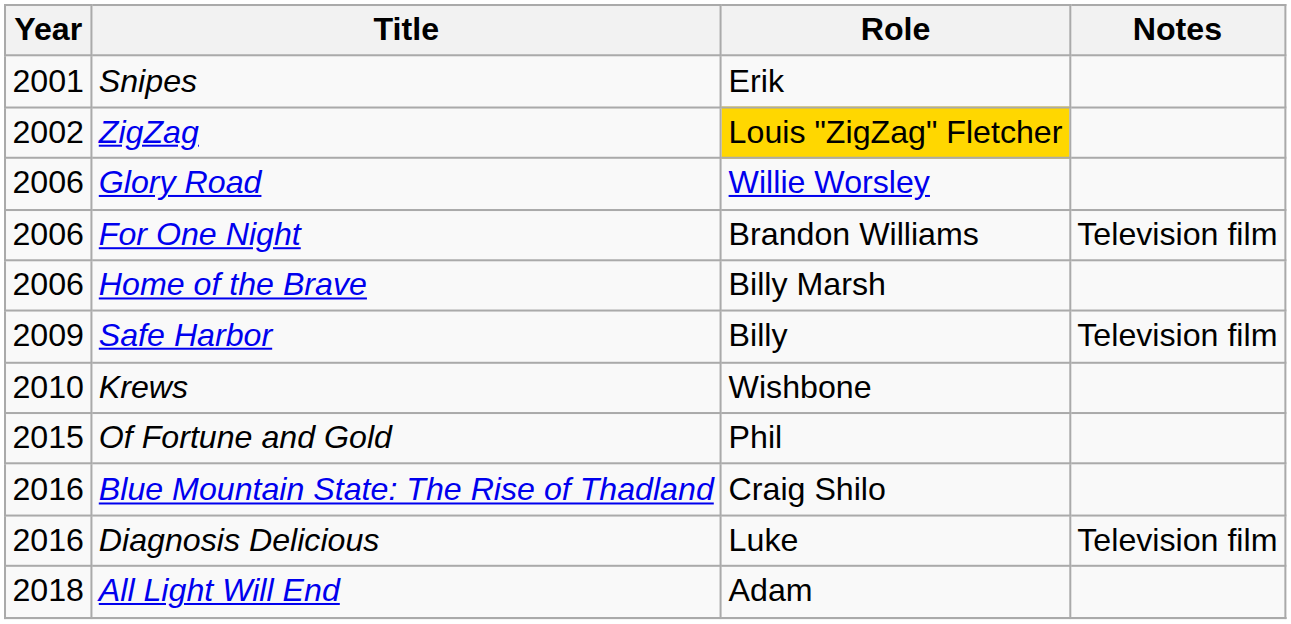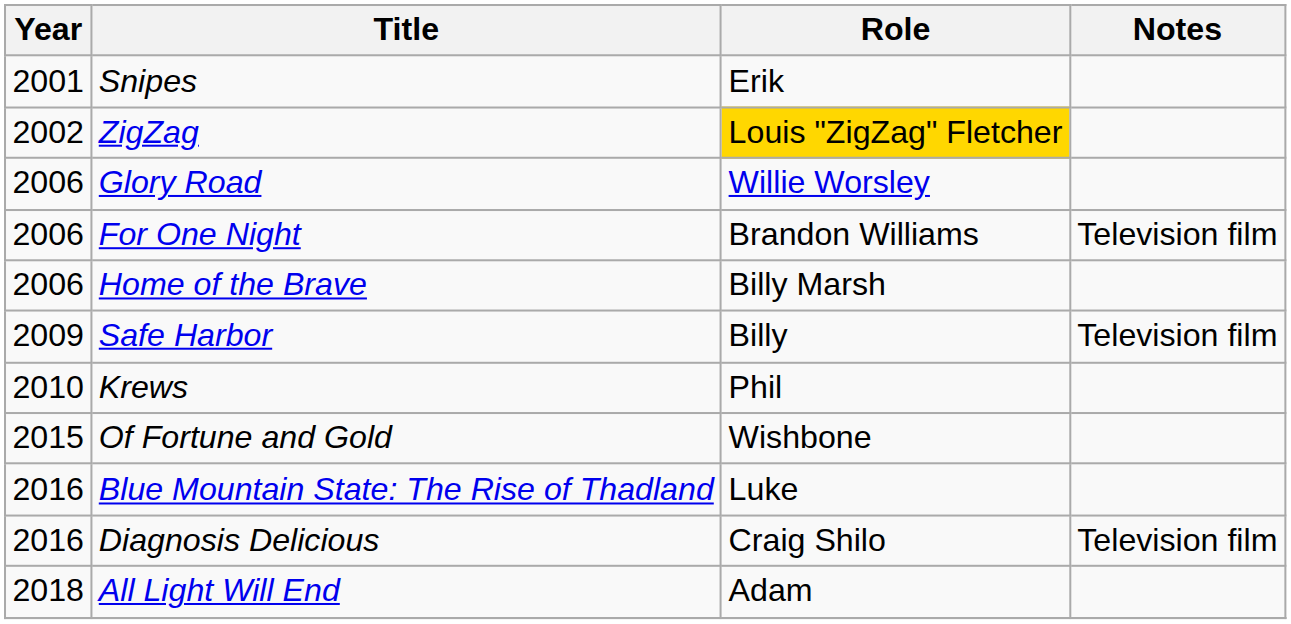(800, 387) Wishbone -> (755, 387) Phil
(755, 438) Phil -> (800, 438) Wishbone
(807, 489) Craig Shilo -> (763, 489) Luke
(763, 540) Luke -> (807, 540) Craig Shilo
